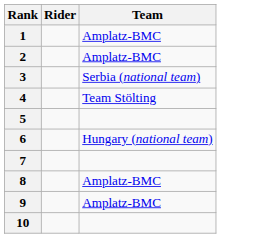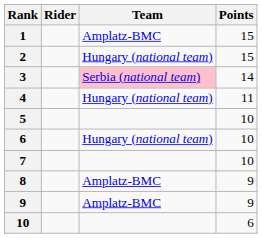+ column: (236, 14)
(122, 56) Amplatz-BMC -> (147, 56) Hungary (national team)
(141, 77) no background -> (141, 77) pink background
(119, 98) Team Stölting -> (147, 98) Hungary (national team)
